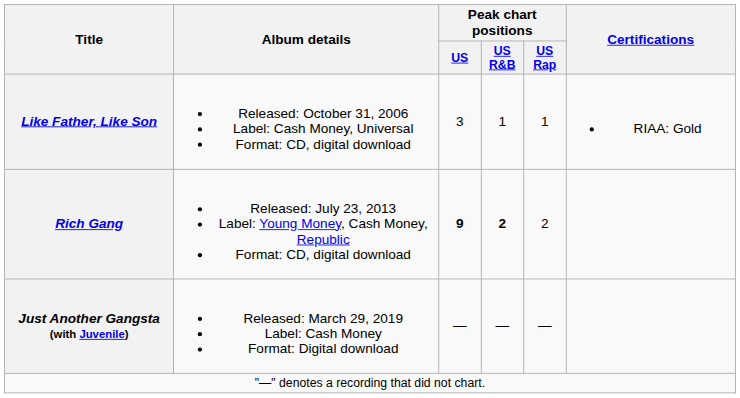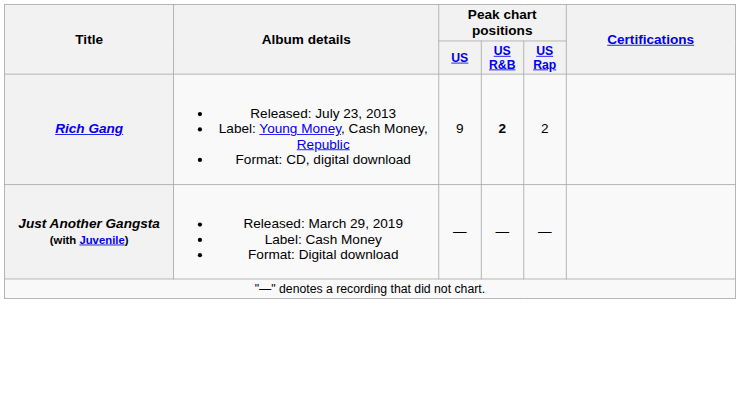- row: (89, 121)
(460, 223) bold -> (460, 129) normal
